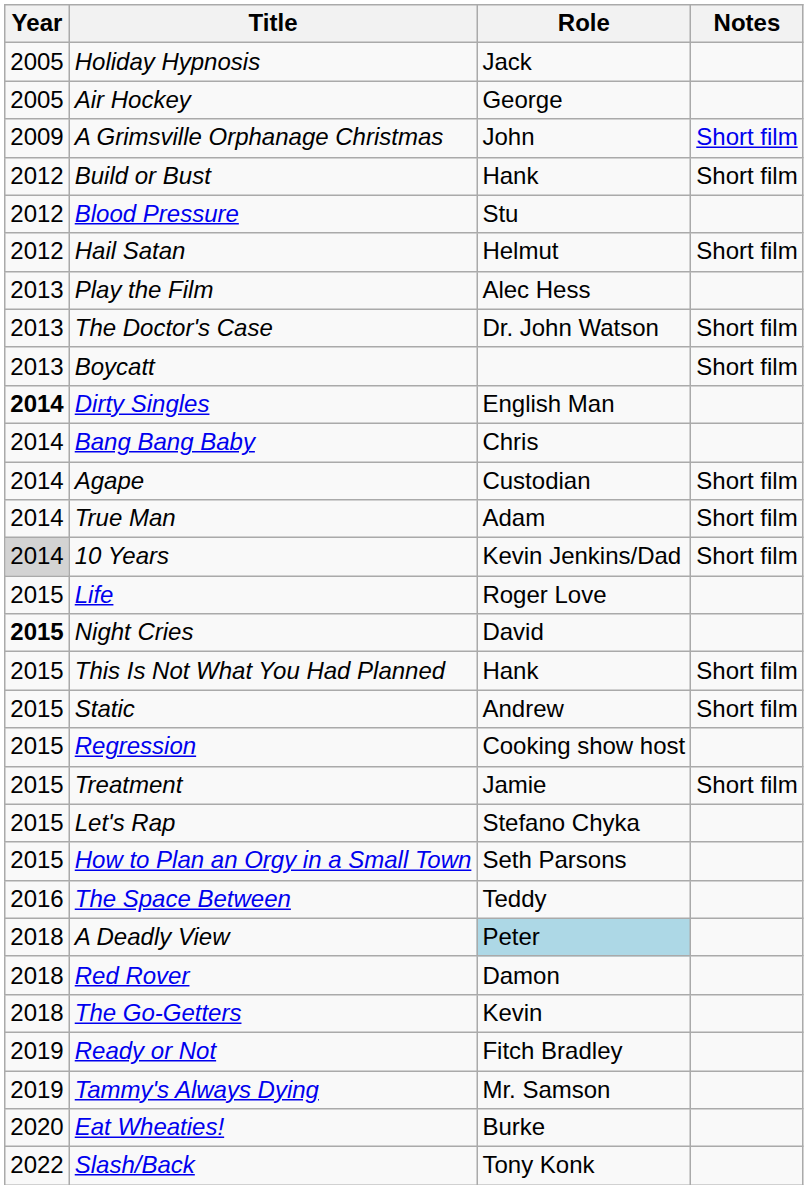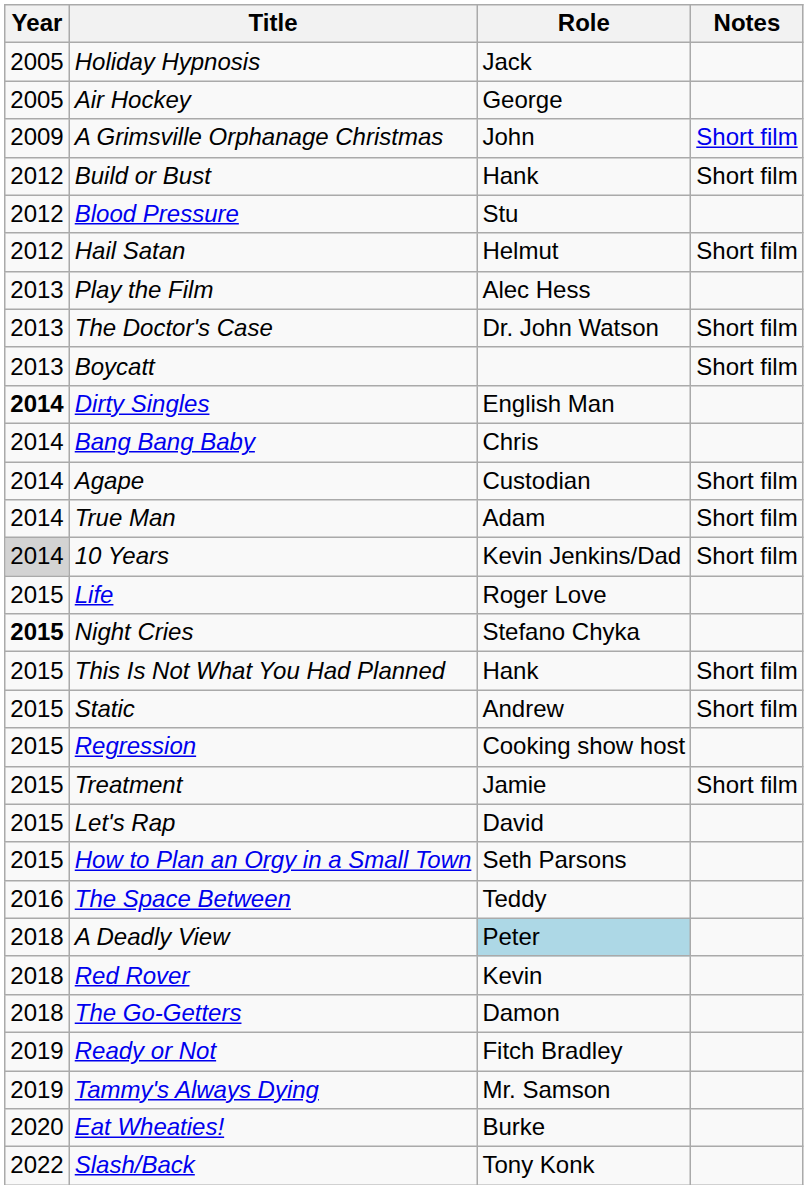(513, 632) David -> (561, 632) Stefano Chyka
(561, 822) Stefano Chyka -> (513, 822) David
(521, 975) Damon -> (512, 975) Kevin
(512, 1013) Kevin -> (521, 1013) Damon
